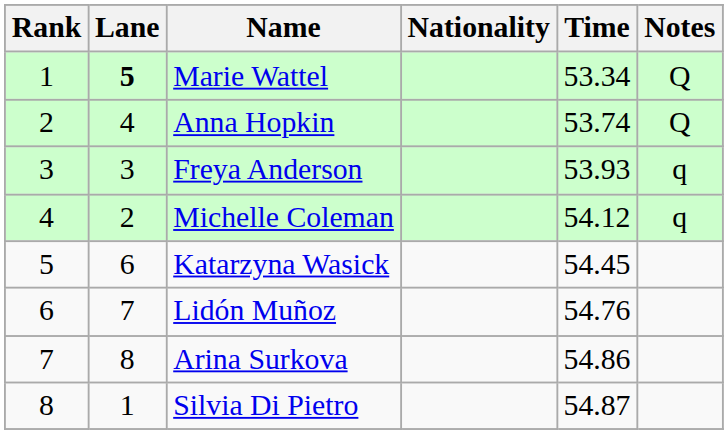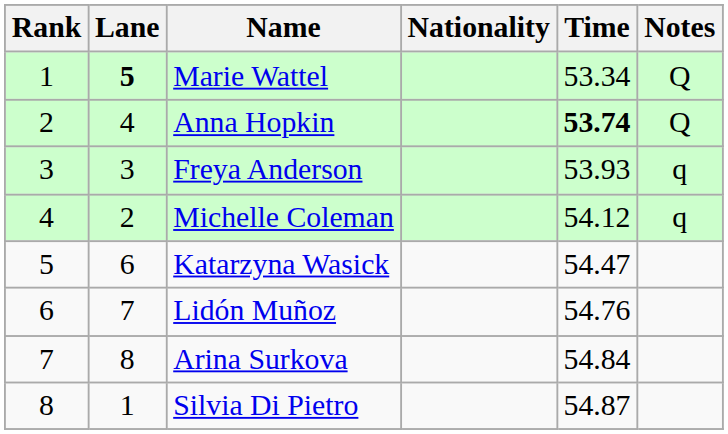(597, 122) normal -> (597, 122) bold
(597, 264) 54.45 -> (597, 264) 54.47
(597, 358) 54.86 -> (597, 358) 54.84
